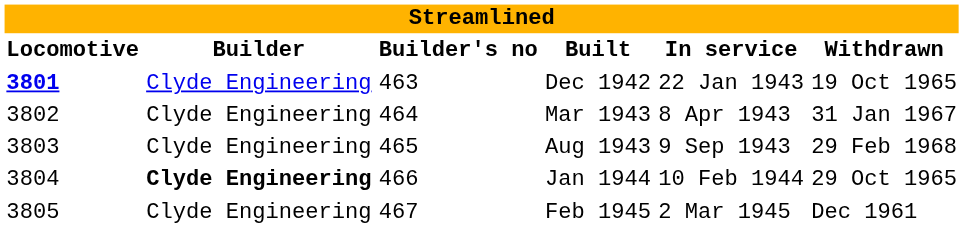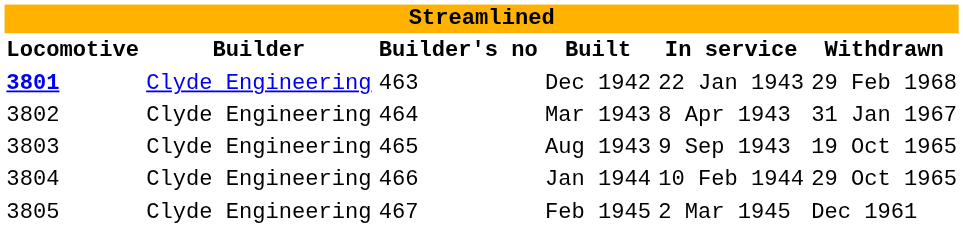(884, 83) 19 Oct 1965 -> (884, 83) 29 Feb 1968
(884, 148) 29 Feb 1968 -> (884, 148) 19 Oct 1965
(259, 180) bold -> (259, 180) normal
